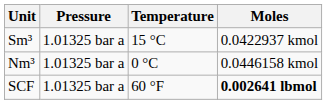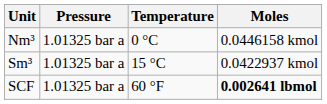rows swapped: (21, 63) <-> (20, 39)
